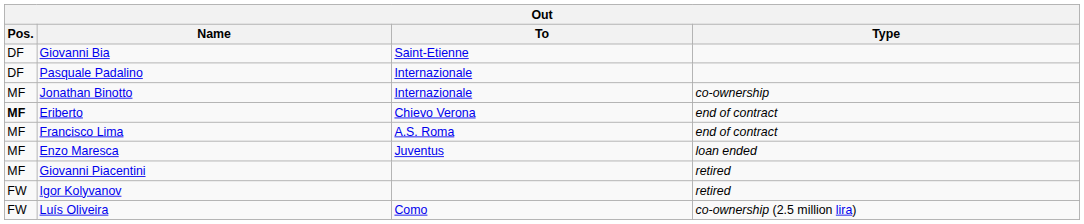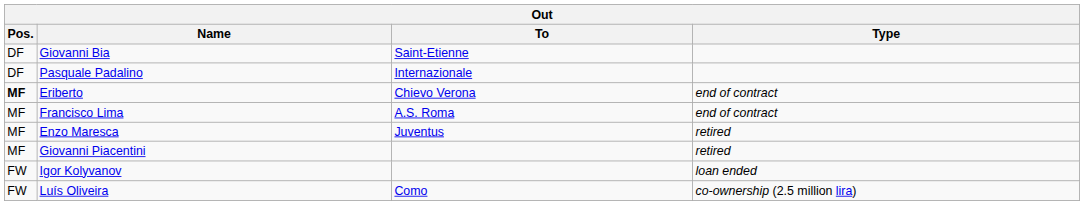- row: (86, 93)
(726, 152) loan ended -> (713, 132) retired
(713, 191) retired -> (726, 171) loan ended
